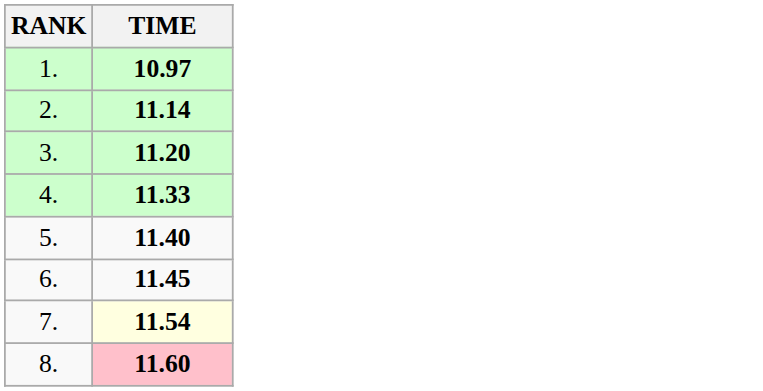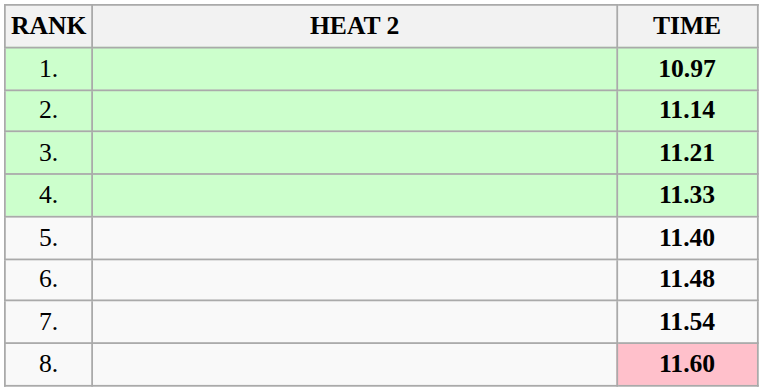+ column: (355, 26)
(162, 152) 11.20 -> (687, 152) 11.21
(162, 279) 11.45 -> (687, 279) 11.48
(162, 321) lightyellow background -> (687, 321) no background
